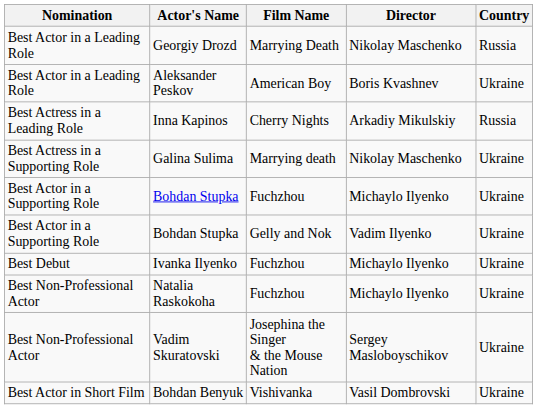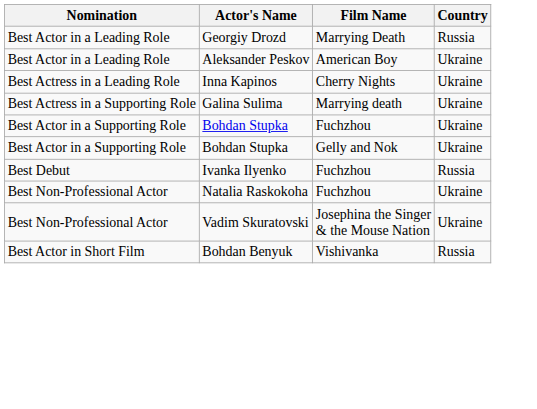- column: (411, 15)
(498, 120) Russia -> (460, 81) Ukraine
(501, 264) Ukraine -> (456, 170) Russia
(501, 392) Ukraine -> (456, 251) Russia
